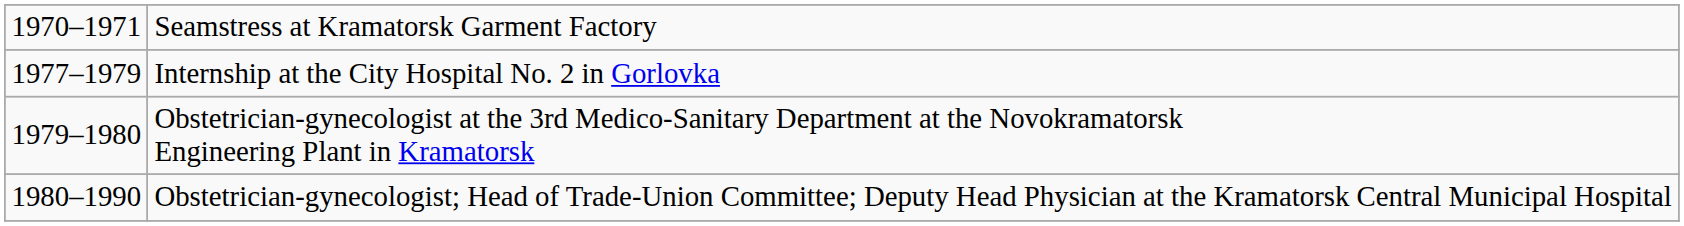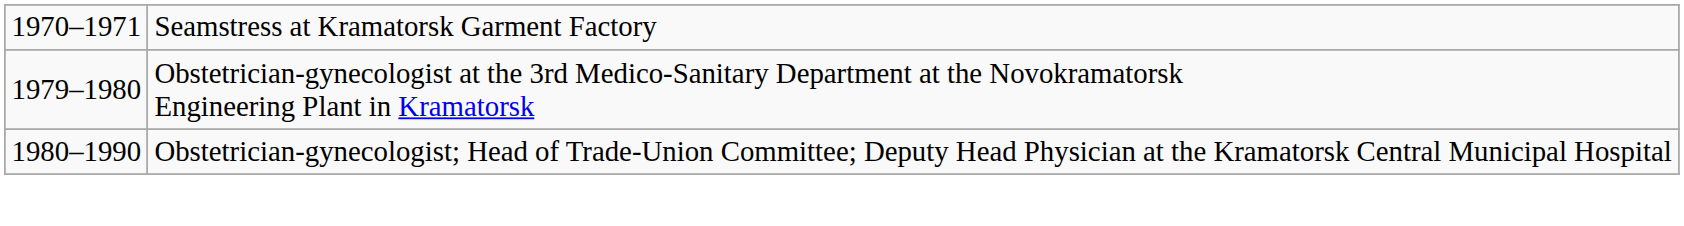- row: (437, 73)
